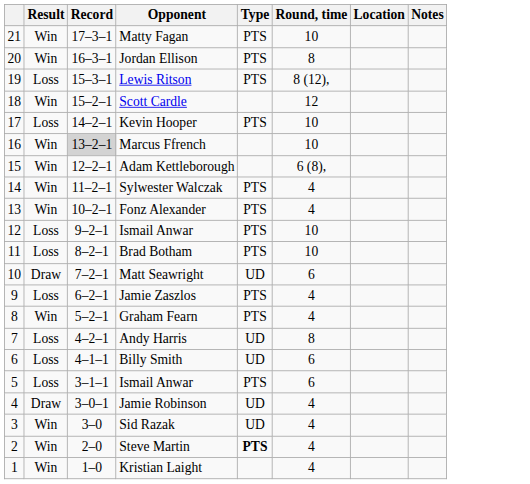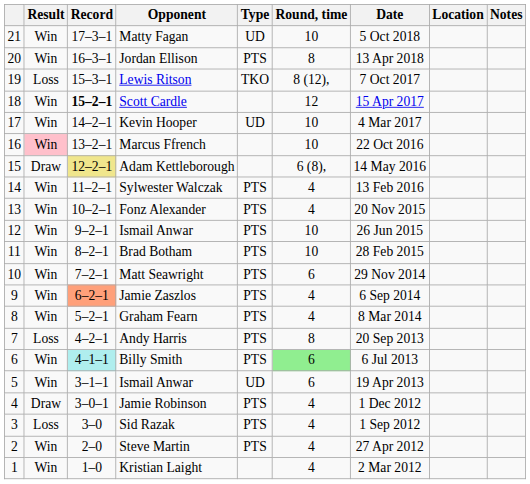+ column: (390, 15)
(255, 36) PTS -> (255, 36) UD
(255, 79) PTS -> (255, 79) TKO
(92, 101) normal -> (92, 101) bold
(46, 123) Loss -> (46, 123) Win
(255, 123) PTS -> (255, 123) UD
(46, 144) no background -> (46, 144) pink background
(92, 144) lightgrey background -> (92, 144) no background
(46, 166) Win -> (46, 166) Draw
(92, 166) no background -> (92, 166) khaki background
(46, 230) Loss -> (46, 230) Win
(46, 252) Loss -> (46, 252) Win
(46, 274) Draw -> (46, 274) Win
(255, 274) UD -> (255, 274) PTS
(46, 295) Loss -> (46, 295) Win
(92, 295) no background -> (92, 295) lightsalmon background
(255, 338) UD -> (255, 338) PTS
(46, 360) Loss -> (46, 360) Win
(92, 360) no background -> (92, 360) paleturquoise background
(255, 360) UD -> (255, 360) PTS
(311, 360) no background -> (311, 360) lightgreen background
(46, 381) Loss -> (46, 381) Win
(255, 381) PTS -> (255, 381) UD
(255, 403) UD -> (255, 403) PTS
(46, 425) Win -> (46, 425) Loss
(255, 425) UD -> (255, 425) PTS
(255, 446) bold -> (255, 446) normal
